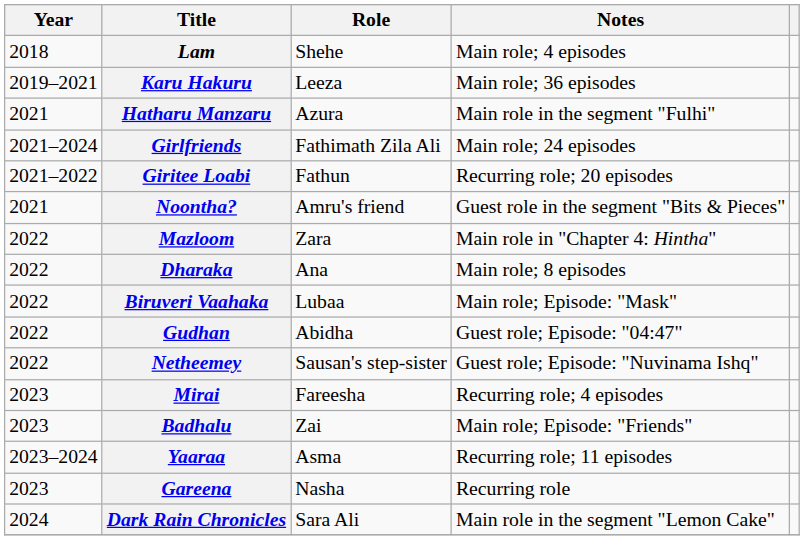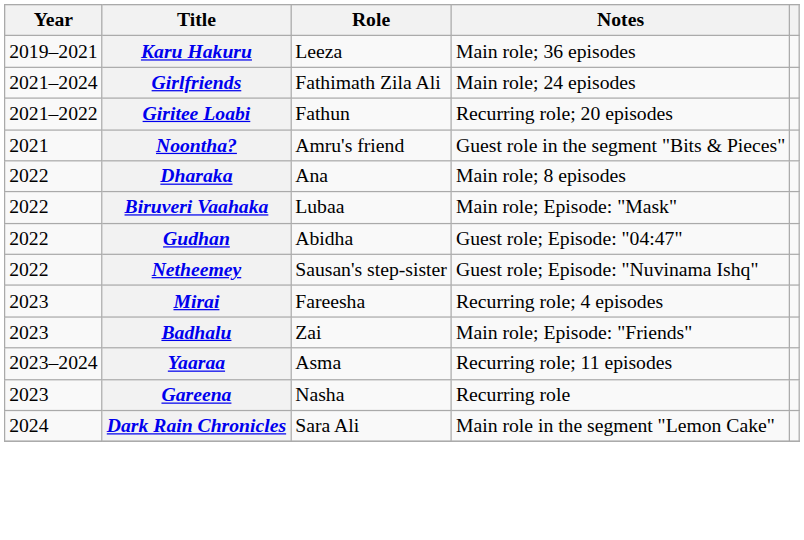- row: (196, 51)
- row: (196, 113)
- row: (196, 238)
